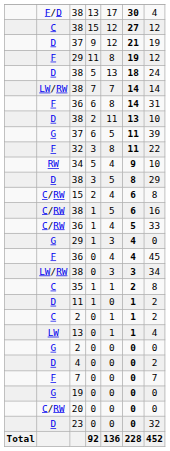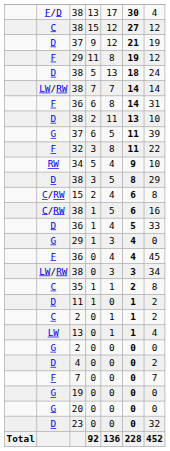(53, 226) C/RW -> (53, 226) D
(53, 409) C/RW -> (53, 409) G
